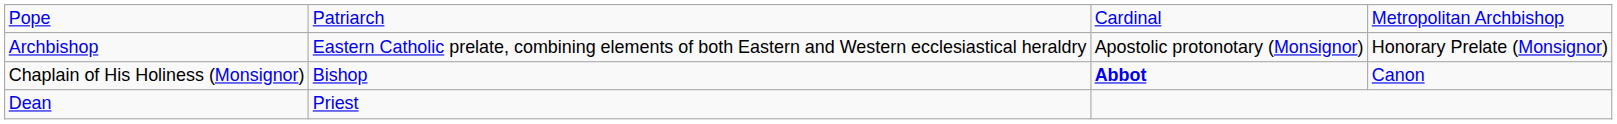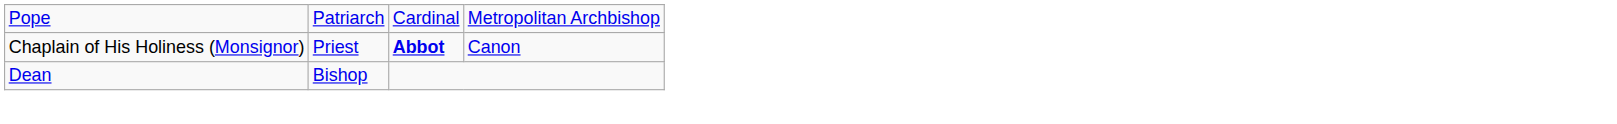- row: (54, 47)
(340, 75) Bishop -> (336, 47) Priest
(336, 103) Priest -> (340, 75) Bishop
